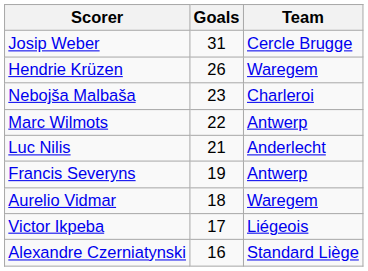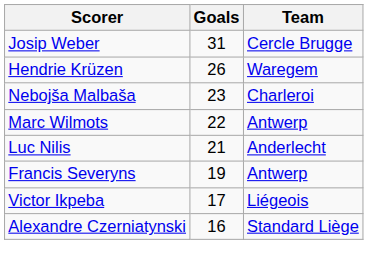- row: (62, 200)
